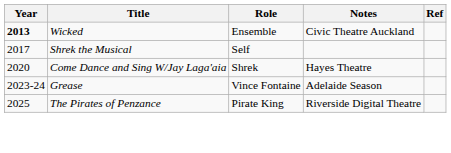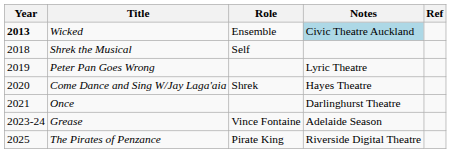(360, 31) no background -> (360, 31) lightblue background
(18, 49) 2017 -> (18, 49) 2018
+ row: (102, 67)
+ row: (62, 103)
